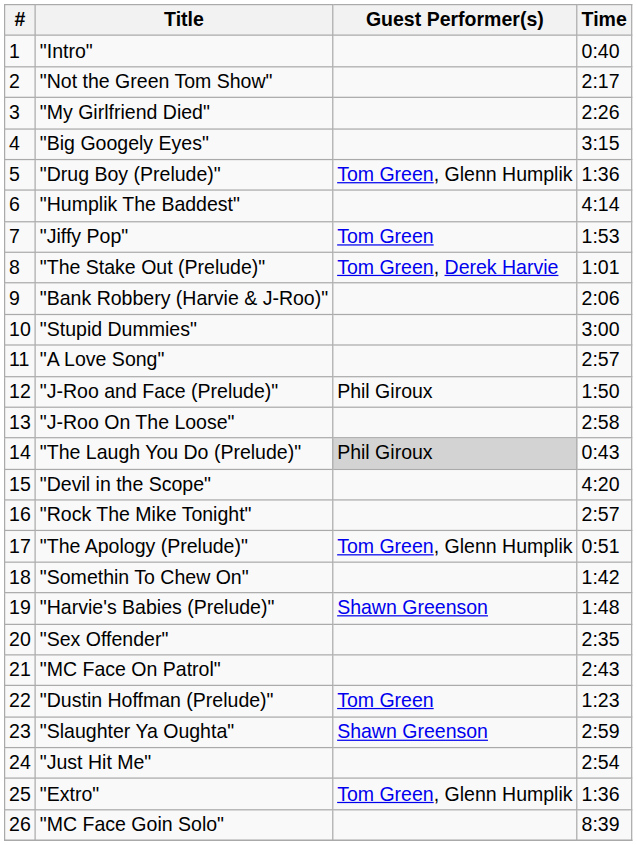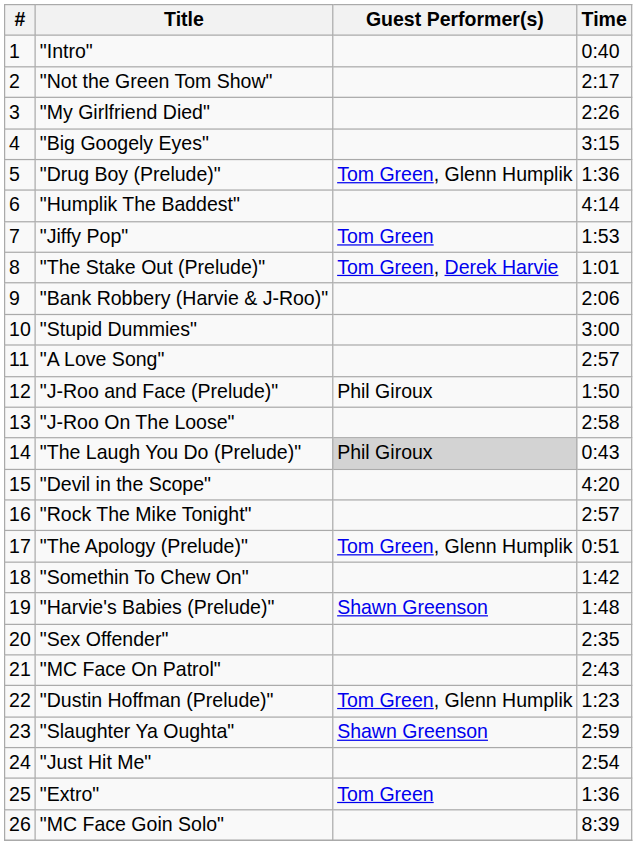(385, 701) Tom Green -> (455, 701) Tom Green, Glenn Humplik
(455, 793) Tom Green, Glenn Humplik -> (385, 793) Tom Green
